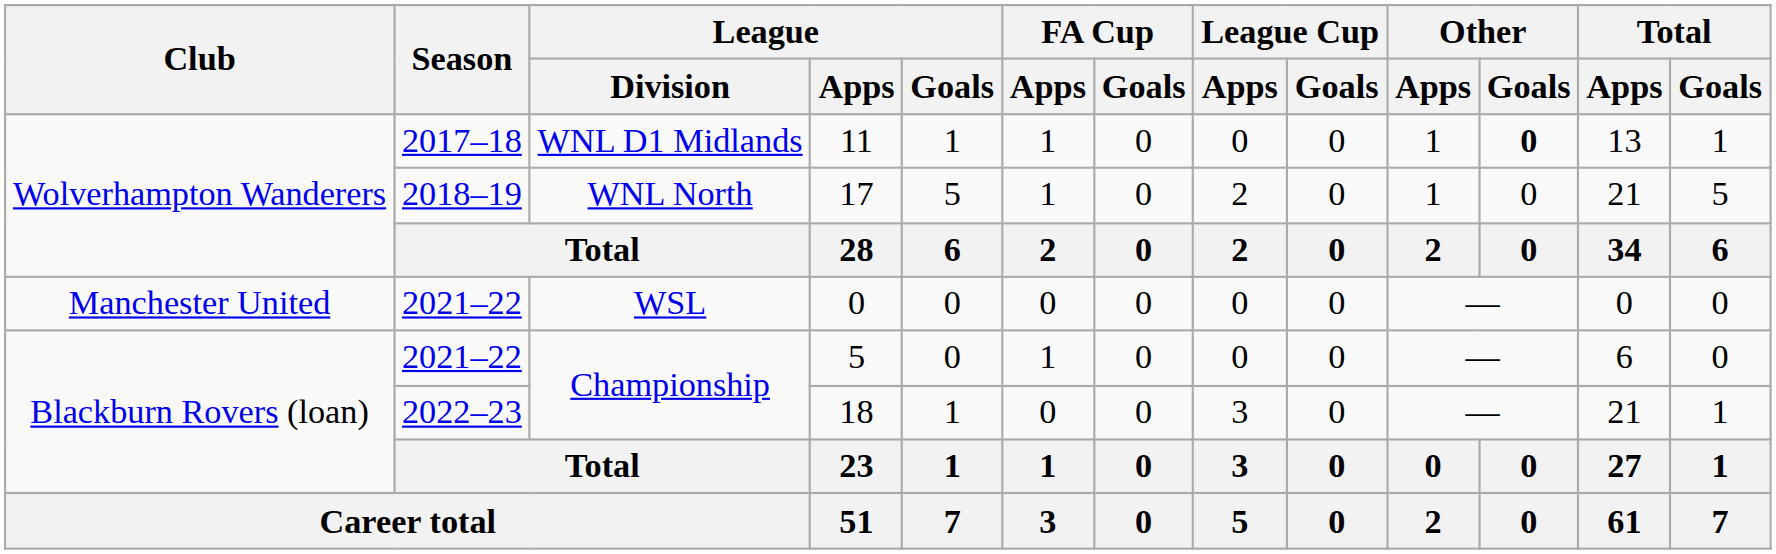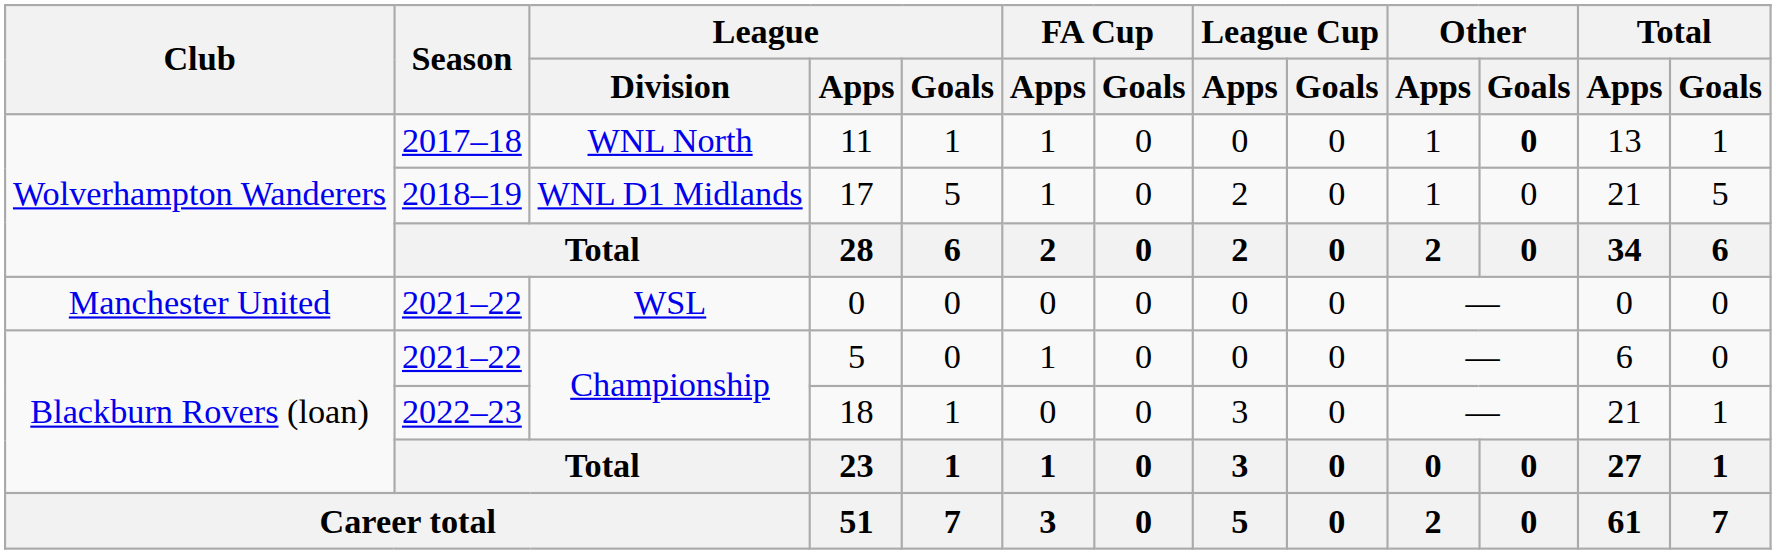(670, 140) WNL D1 Midlands -> (670, 140) WNL North
(670, 194) WNL North -> (670, 194) WNL D1 Midlands
